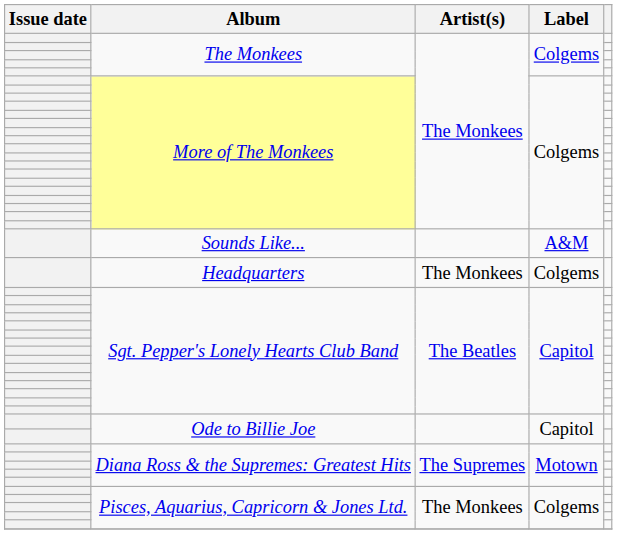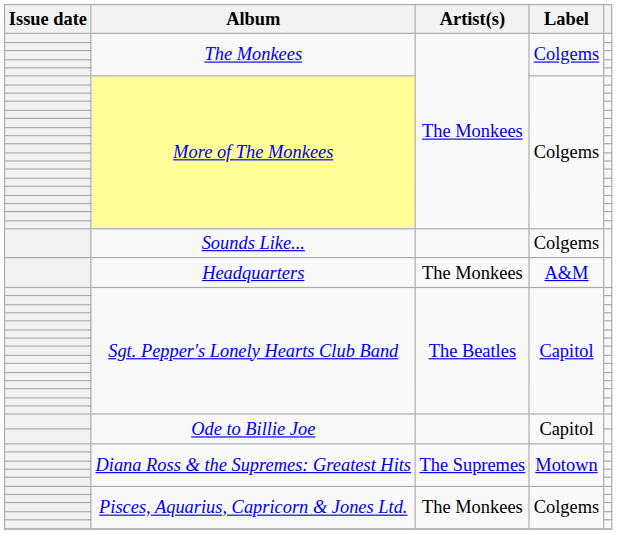(566, 243) A&M -> (566, 243) Colgems
(566, 272) Colgems -> (566, 272) A&M
